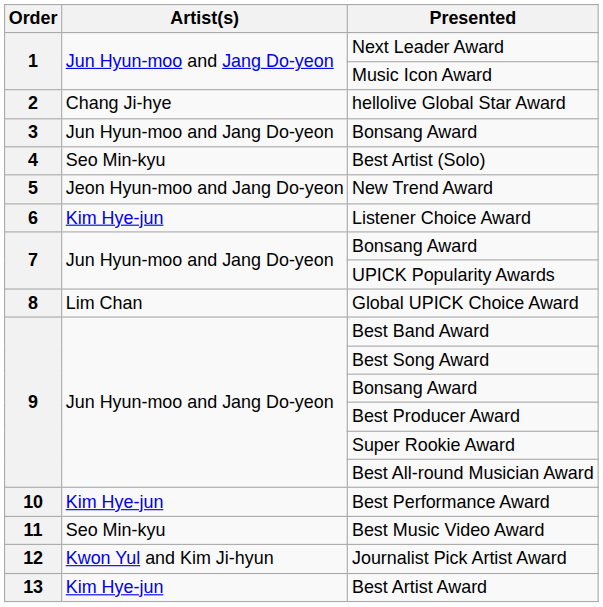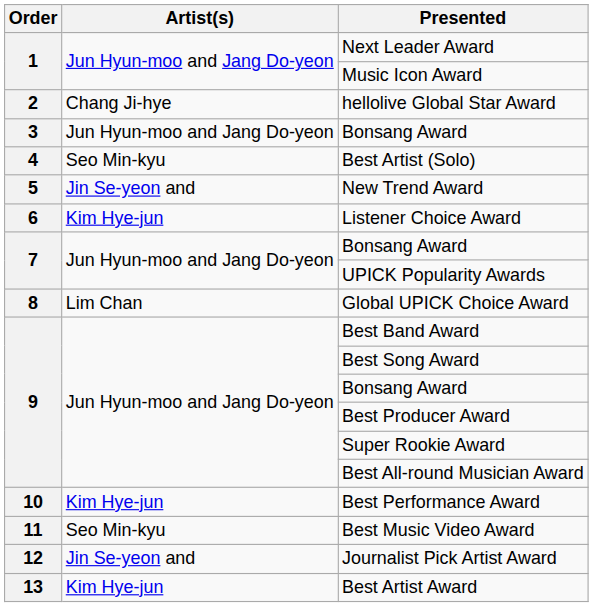(205, 189) Jeon Hyun-moo and Jang Do-yeon -> (131, 189) Jin Se-yeon and
(170, 558) Kwon Yul and Kim Ji-hyun -> (131, 558) Jin Se-yeon and
